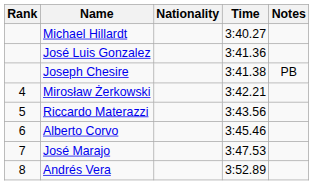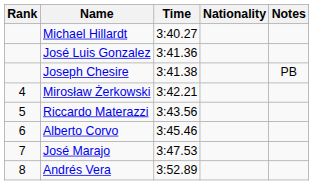columns swapped: (188, 14) <-> (245, 14)
